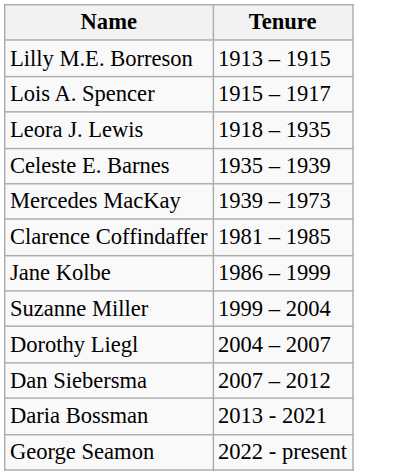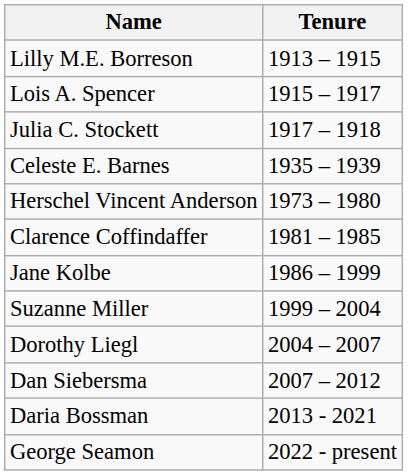+ row: (84, 129)
- row: (77, 129)
- row: (95, 201)
+ row: (134, 201)
